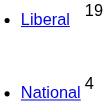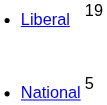(94, 84) 4 -> (94, 84) 5
